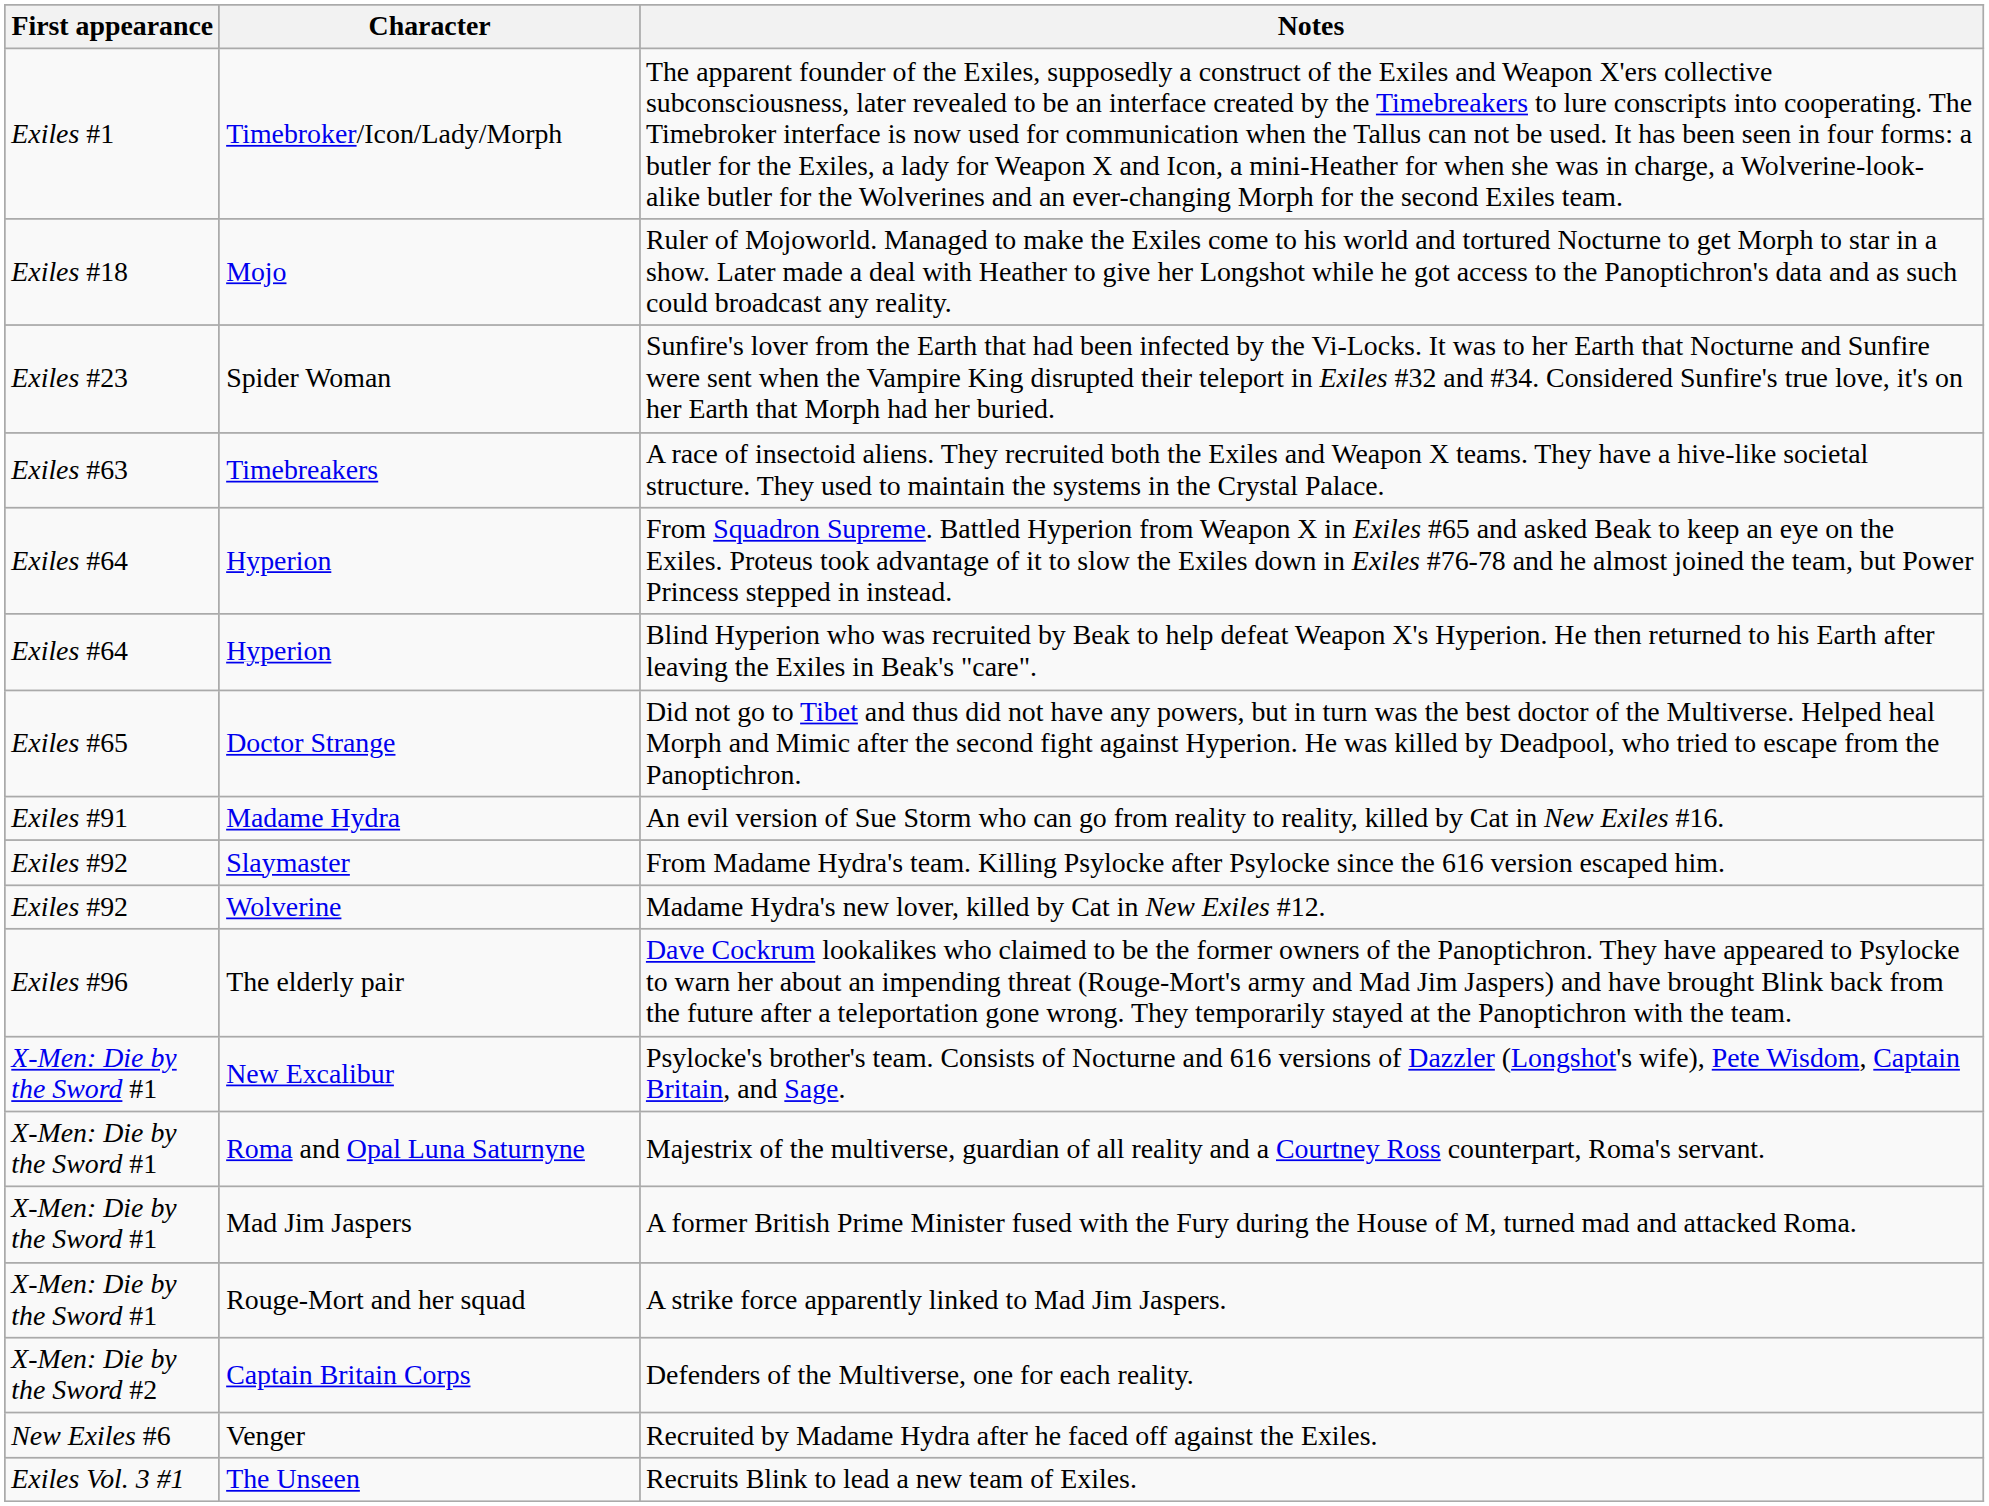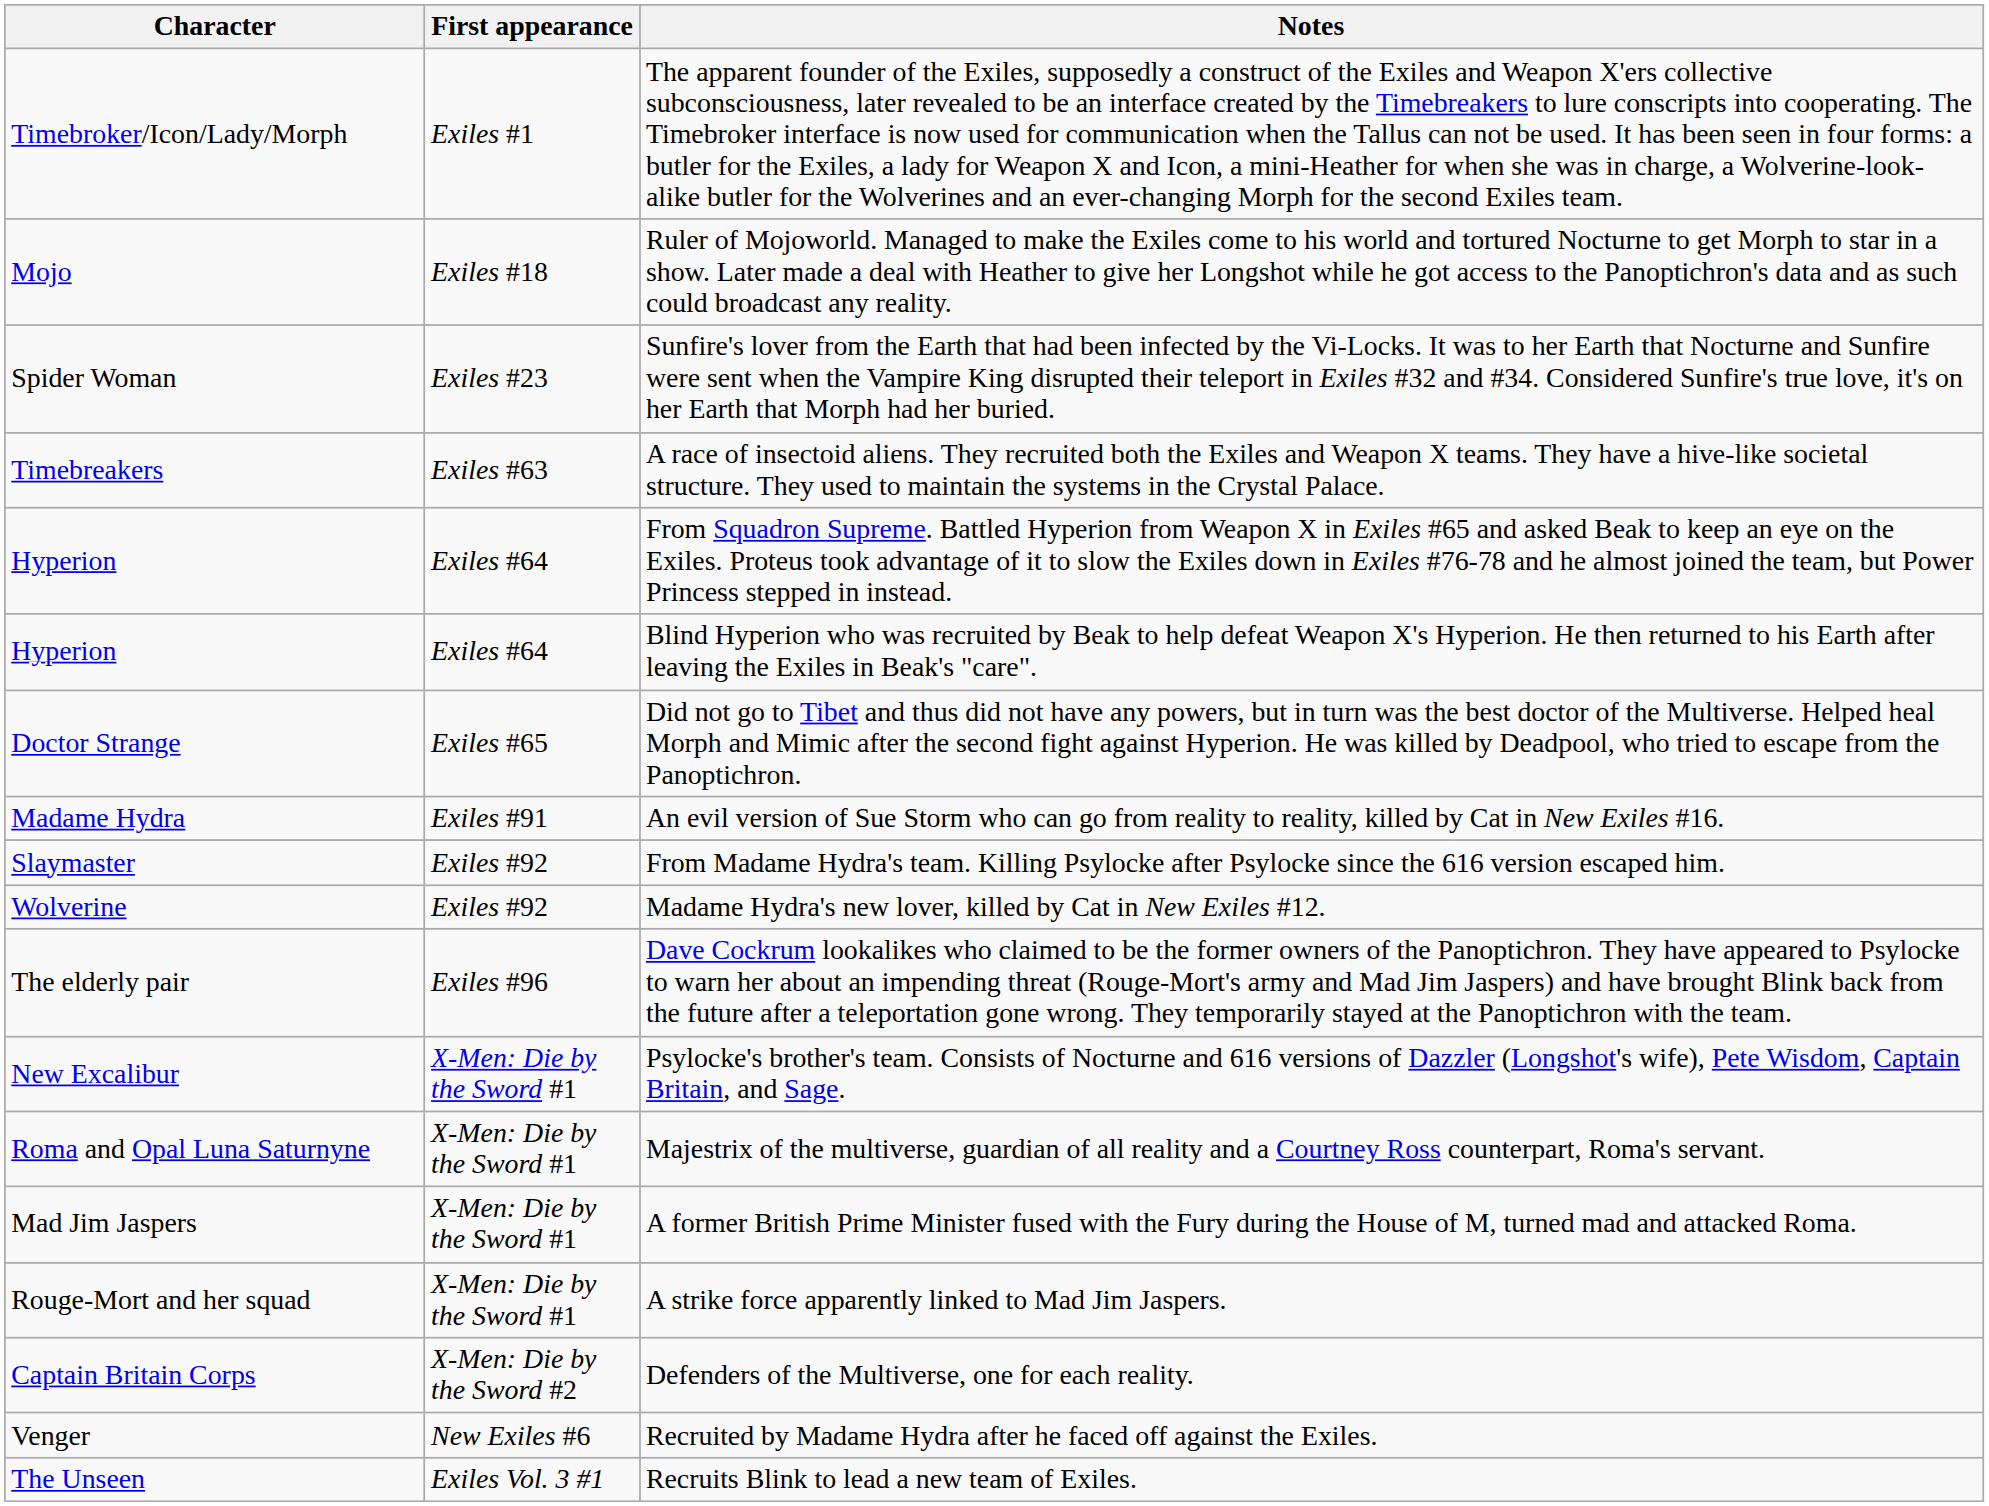columns swapped: (430, 26) <-> (112, 26)
